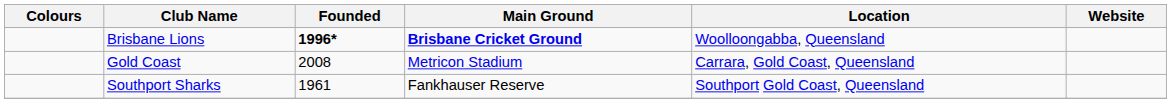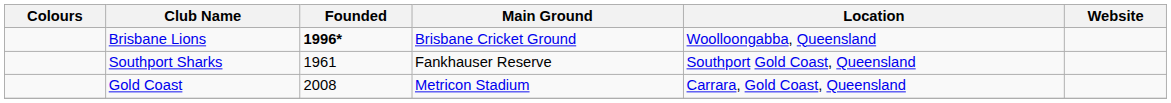(495, 39) bold -> (496, 39) normal
rows swapped: (144, 62) <-> (164, 86)
